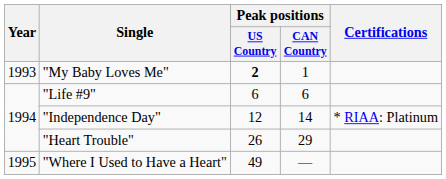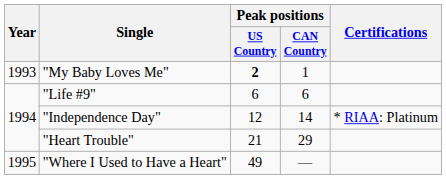(255, 140) 26 -> (255, 140) 21
